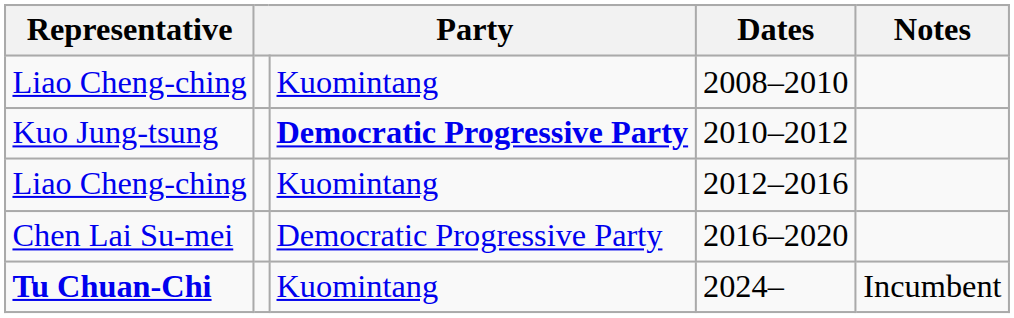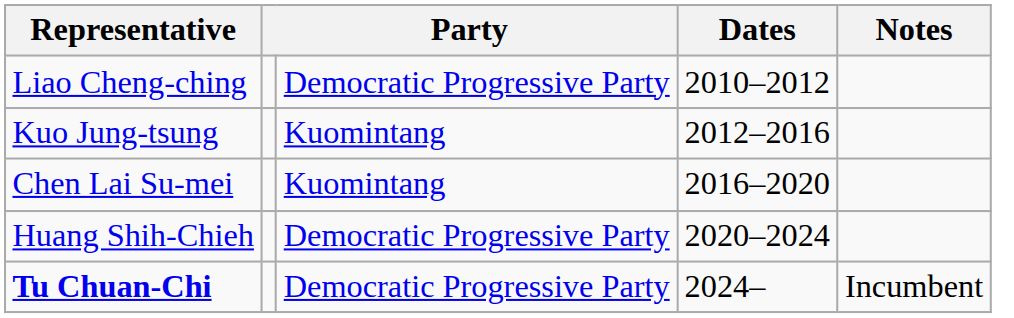- row: (776, 81)
(115, 132) Kuo Jung-tsung -> (130, 81) Liao Cheng-ching
(482, 132) bold -> (477, 81) normal
(130, 183) Liao Cheng-ching -> (115, 132) Kuo Jung-tsung
(469, 235) Democratic Progressive Party -> (365, 183) Kuomintang
+ row: (757, 235)
(357, 286) Kuomintang -> (477, 286) Democratic Progressive Party
